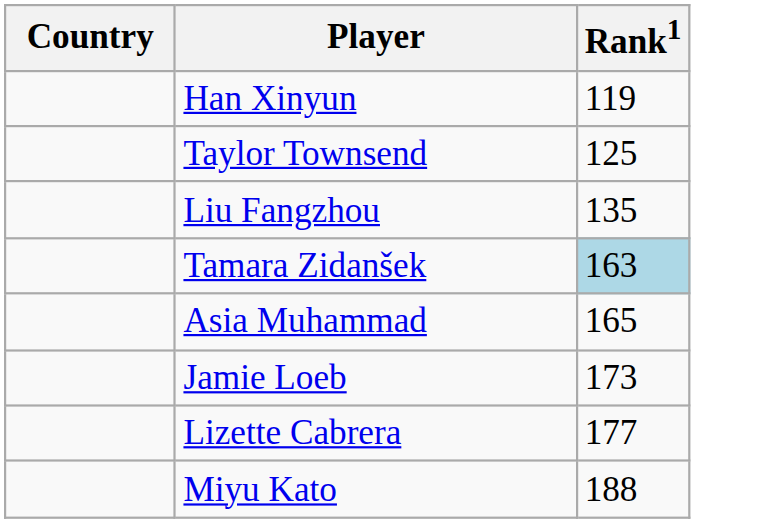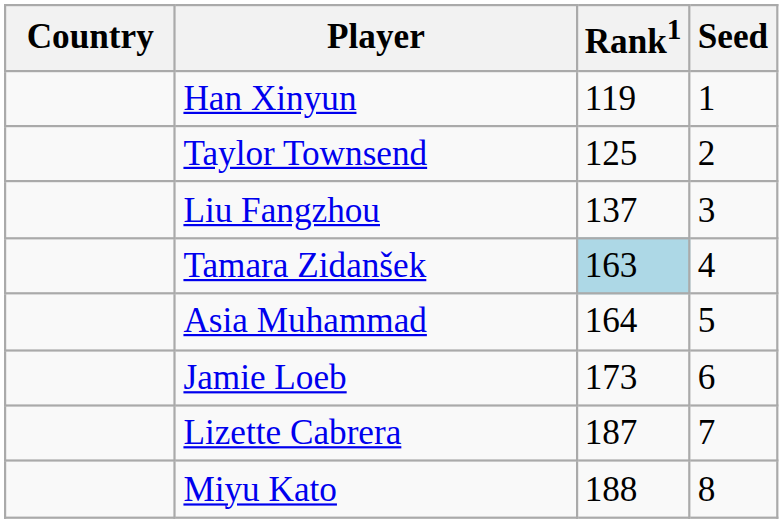+ column: (733, 37)
(611, 209) 135 -> (611, 209) 137
(611, 321) 165 -> (611, 321) 164
(611, 432) 177 -> (611, 432) 187
